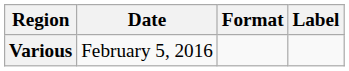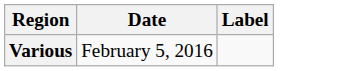- column: (253, 19)
